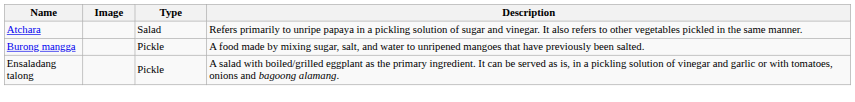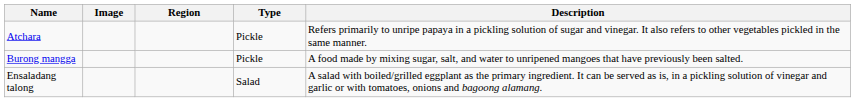+ column: (184, 13)
(149, 30) Salad -> (249, 36) Pickle
(151, 70) Pickle -> (248, 82) Salad
